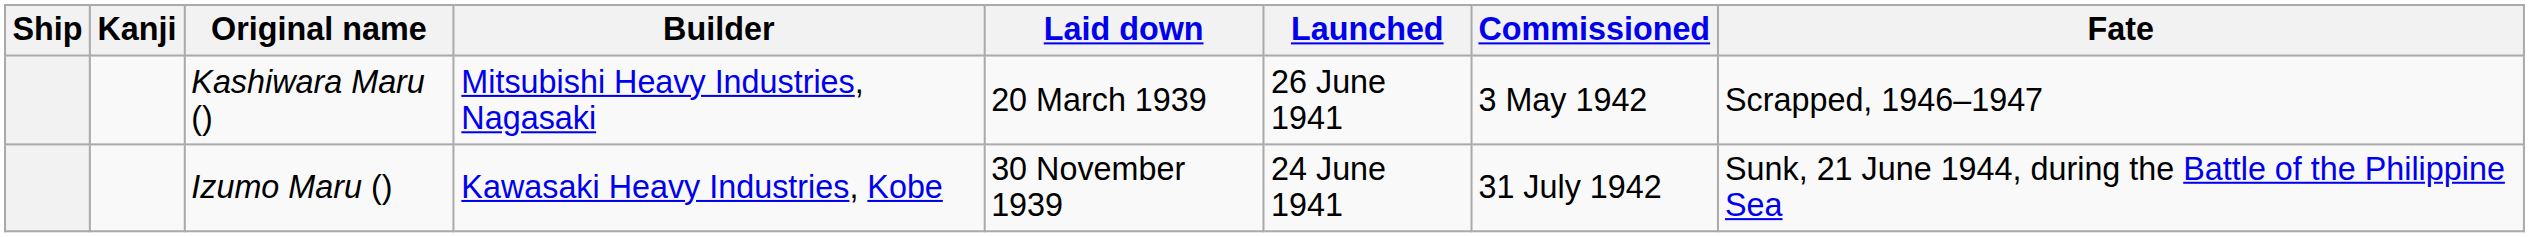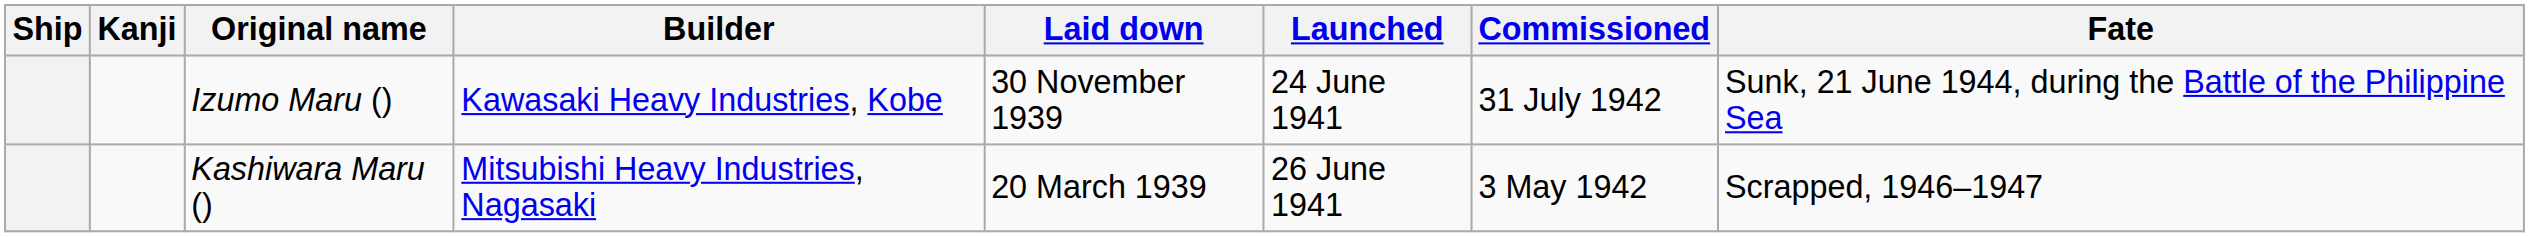rows swapped: (292, 187) <-> (308, 99)
